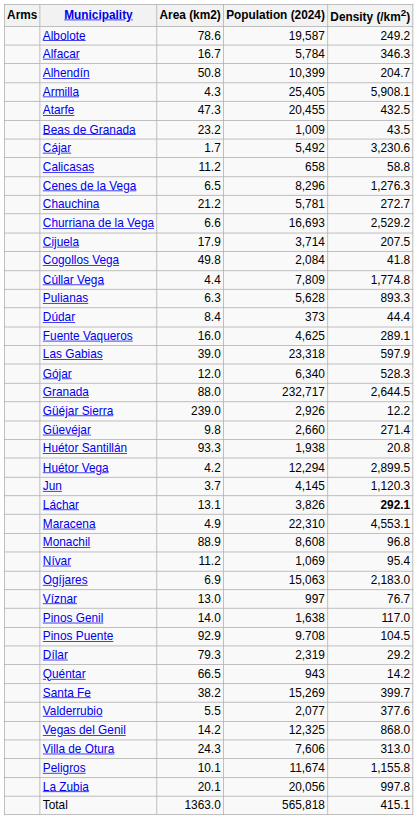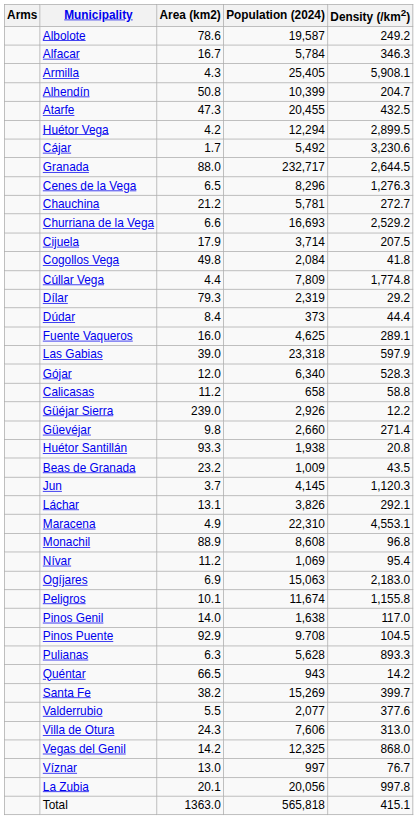rows swapped: (66, 73) <-> (61, 92)
rows swapped: (89, 129) <-> (76, 467)
rows swapped: (68, 167) <-> (66, 392)
rows swapped: (55, 655) <-> (66, 298)
(395, 505) bold -> (395, 505) normal
rows swapped: (64, 768) <-> (60, 599)
rows swapped: (84, 730) <-> (79, 749)
